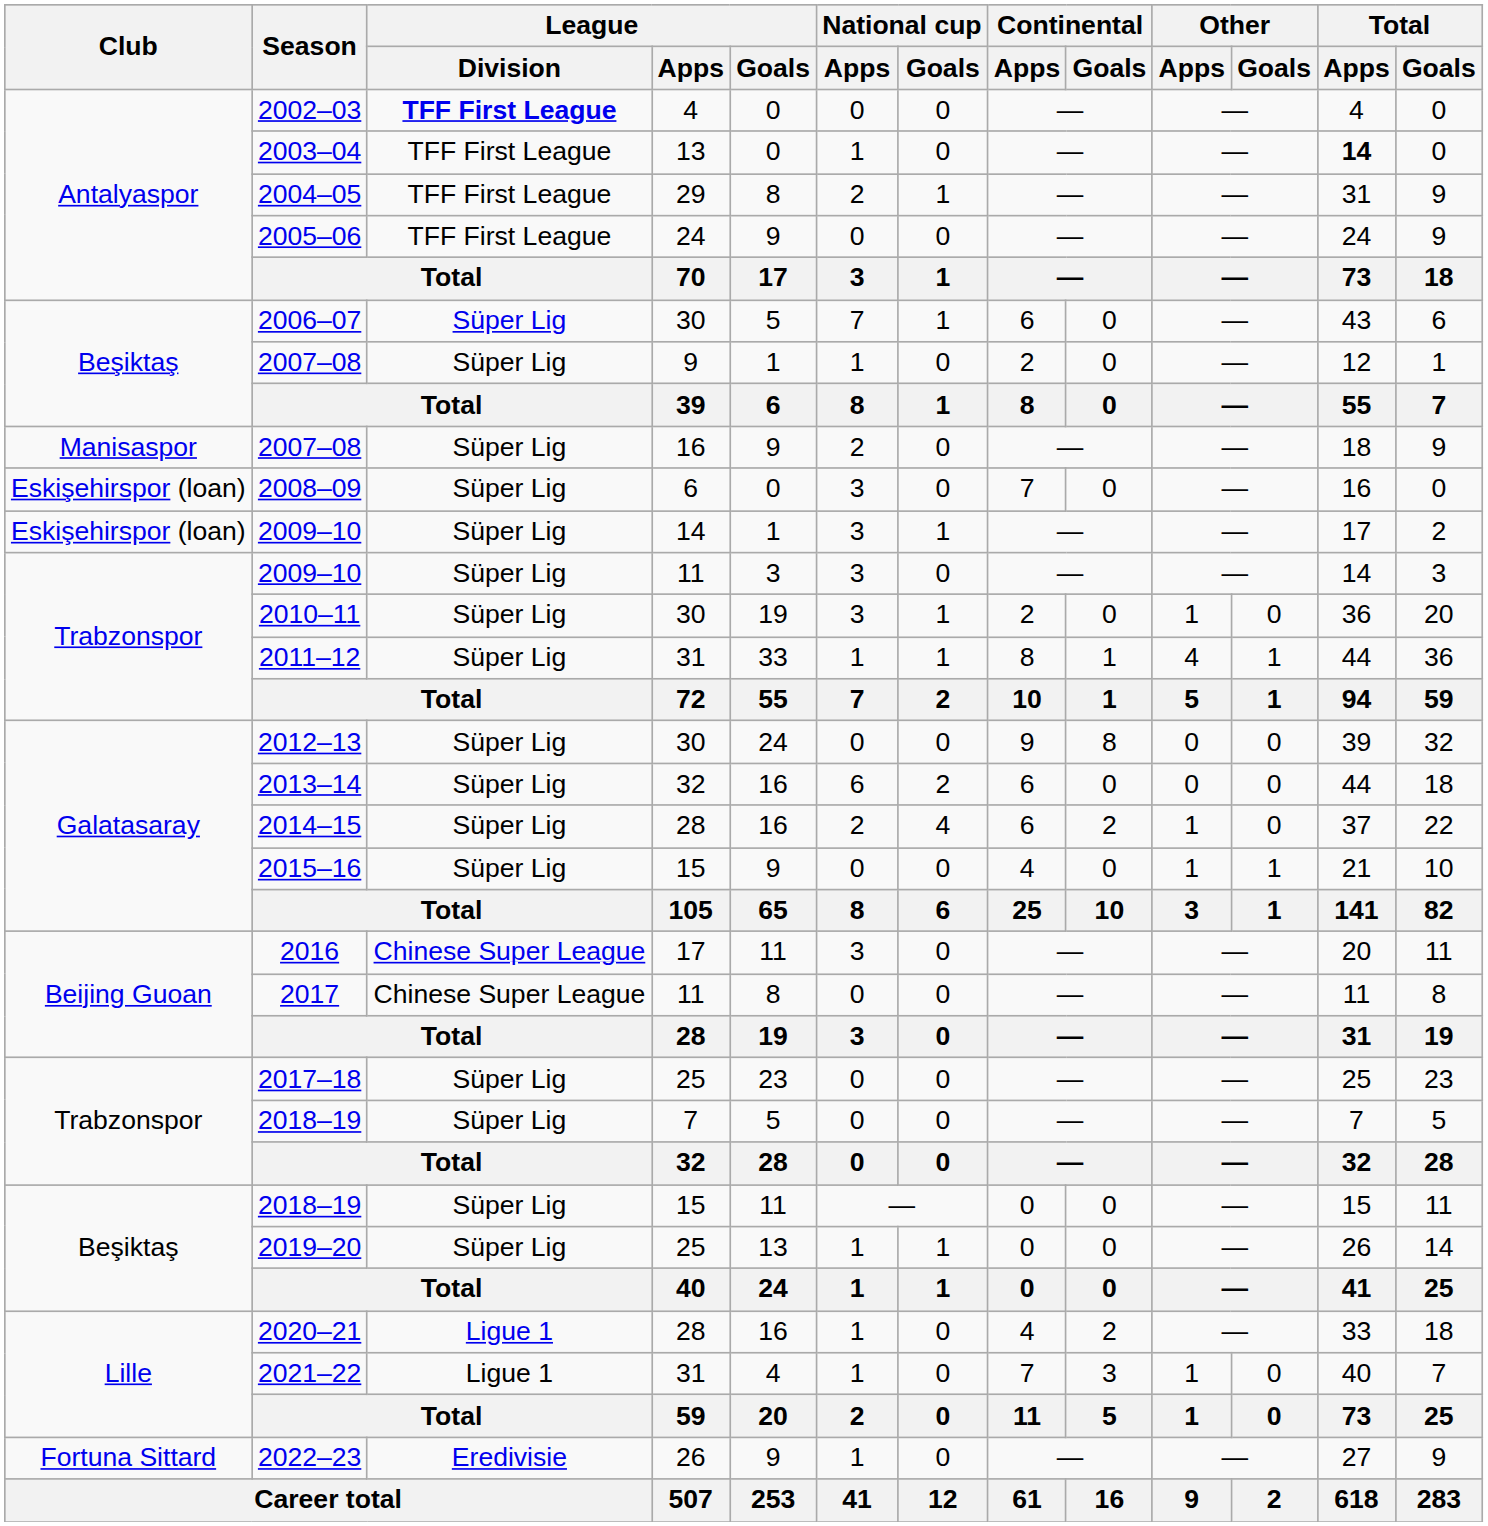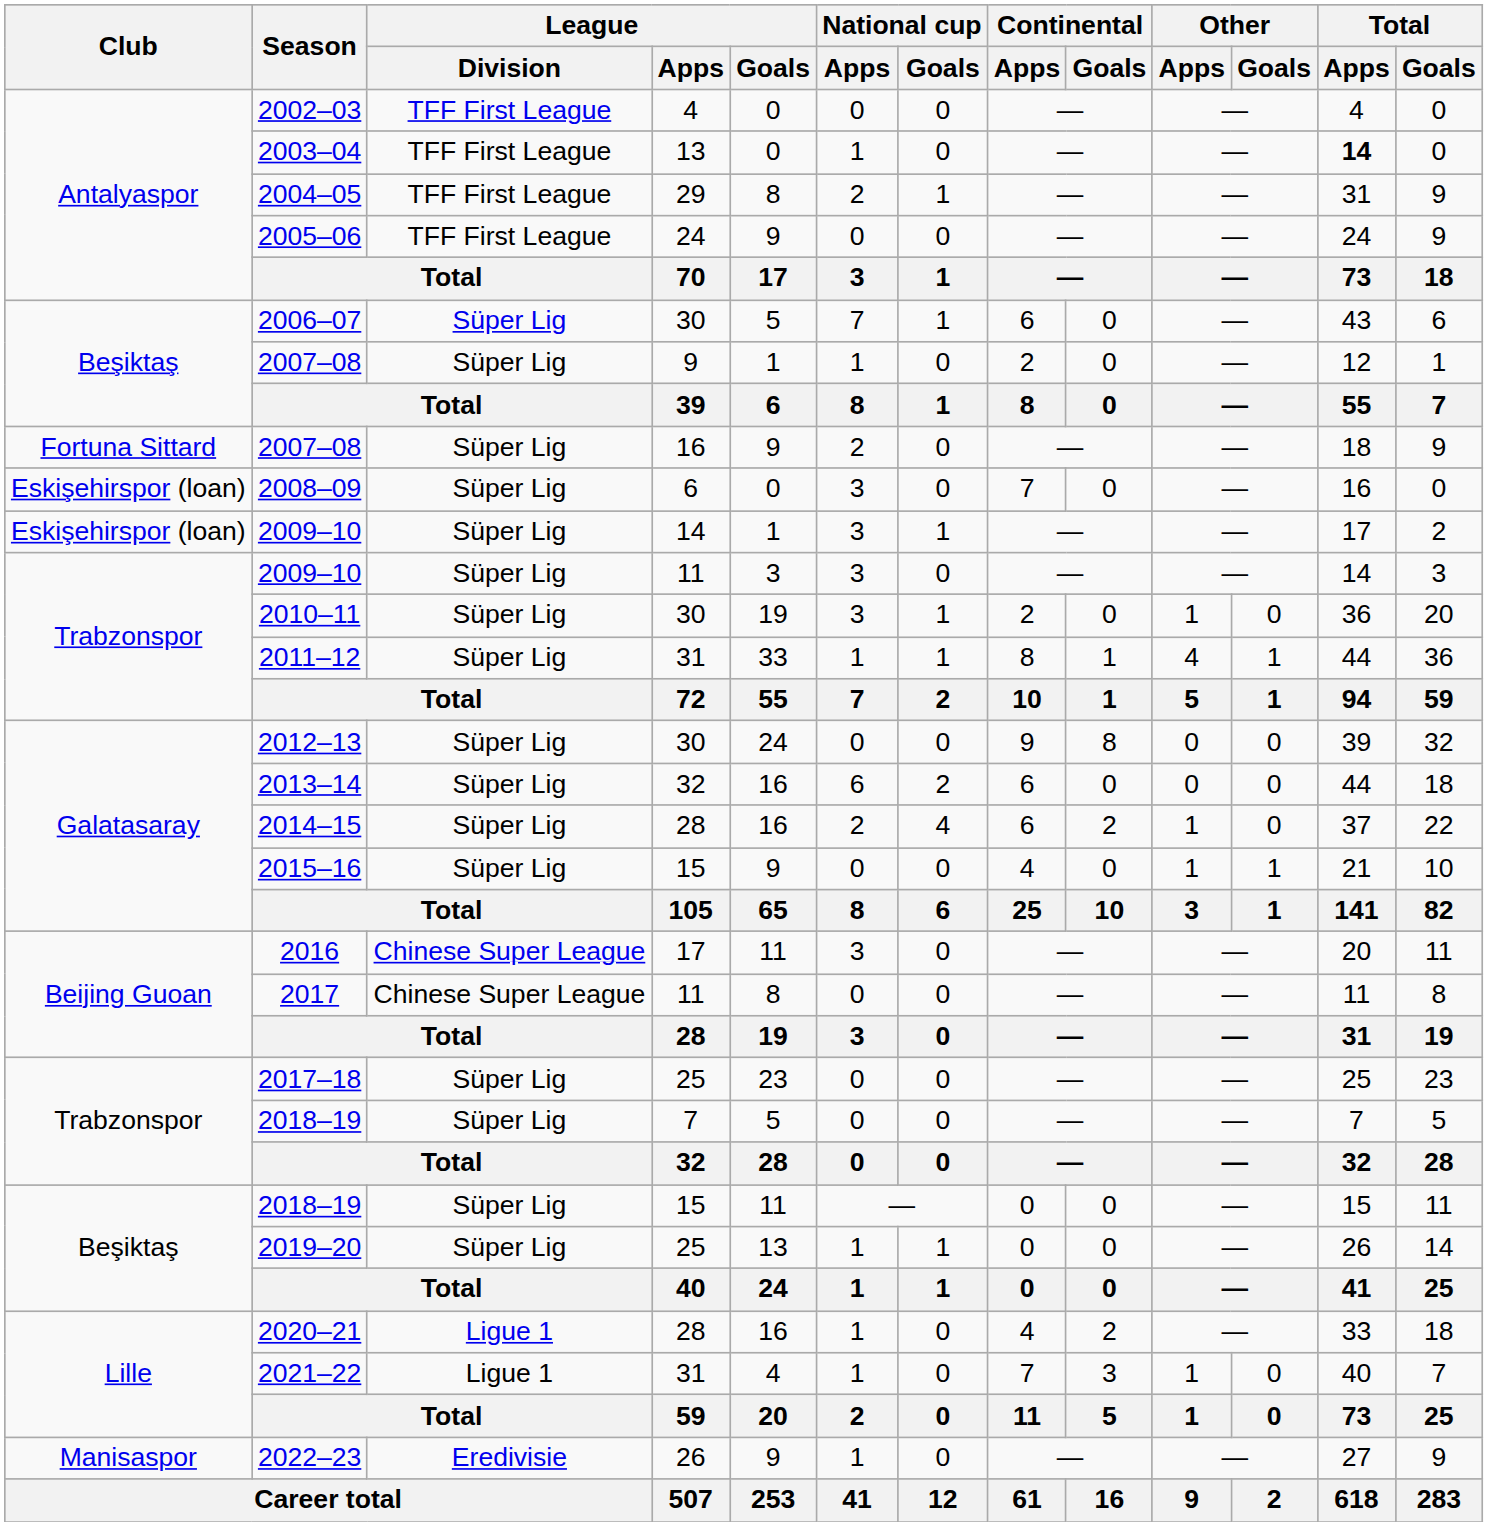(509, 109) bold -> (509, 109) normal
(128, 446) Manisaspor -> (128, 446) Fortuna Sittard
(128, 1457) Fortuna Sittard -> (128, 1457) Manisaspor
